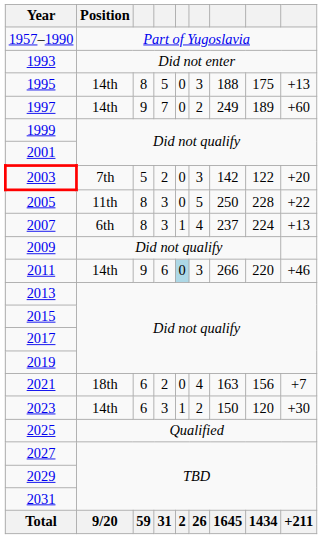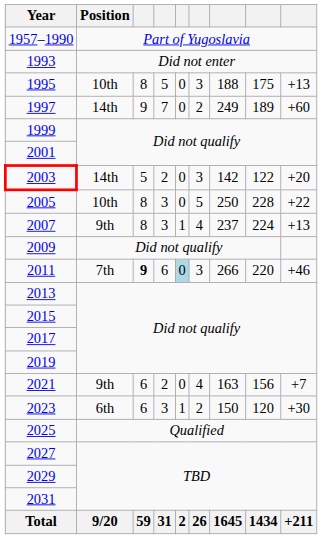(105, 84) 14th -> (105, 84) 10th
(105, 177) 7th -> (105, 177) 14th
(105, 201) 11th -> (105, 201) 10th
(105, 225) 6th -> (105, 225) 9th
(105, 270) 14th -> (105, 270) 7th
(144, 270) normal -> (144, 270) bold
(105, 384) 18th -> (105, 384) 9th
(105, 407) 14th -> (105, 407) 6th
